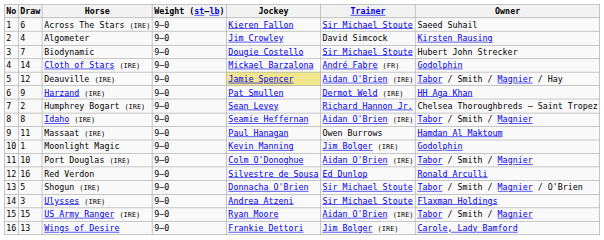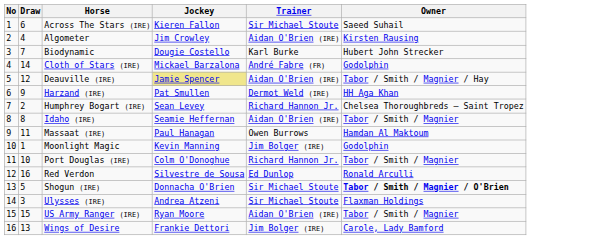- column: (189, 11)
(355, 38) David Simcock -> (294, 38) Aidan O'Brien (IRE)
(368, 52) Sir Michael Stoute -> (273, 52) Karl Burke
(368, 160) Aidan O'Brien (IRE) -> (293, 160) Richard Hannon Jr.
(500, 187) normal -> (426, 187) bold
